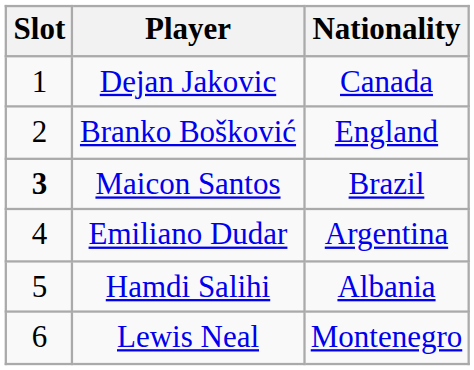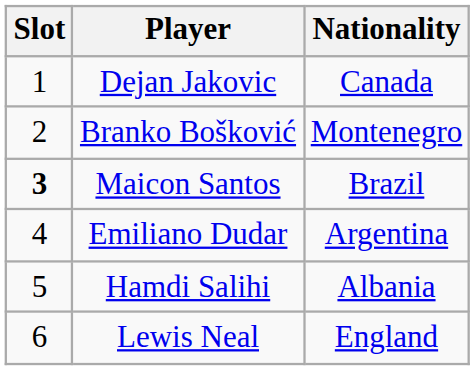(386, 132) England -> (386, 132) Montenegro
(386, 337) Montenegro -> (386, 337) England
